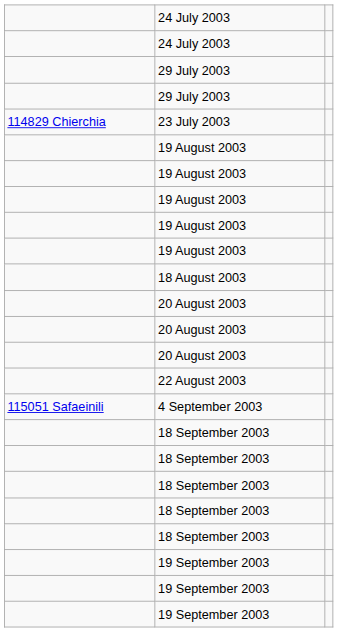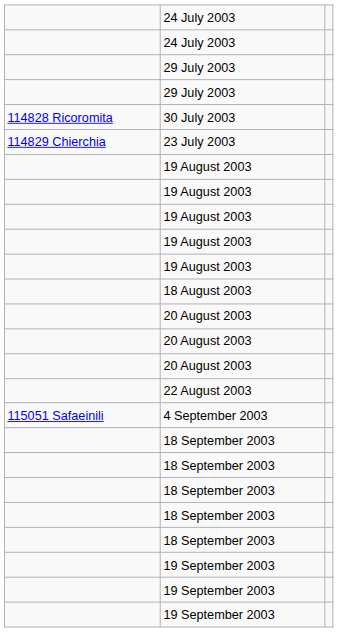+ row: (60, 117)
